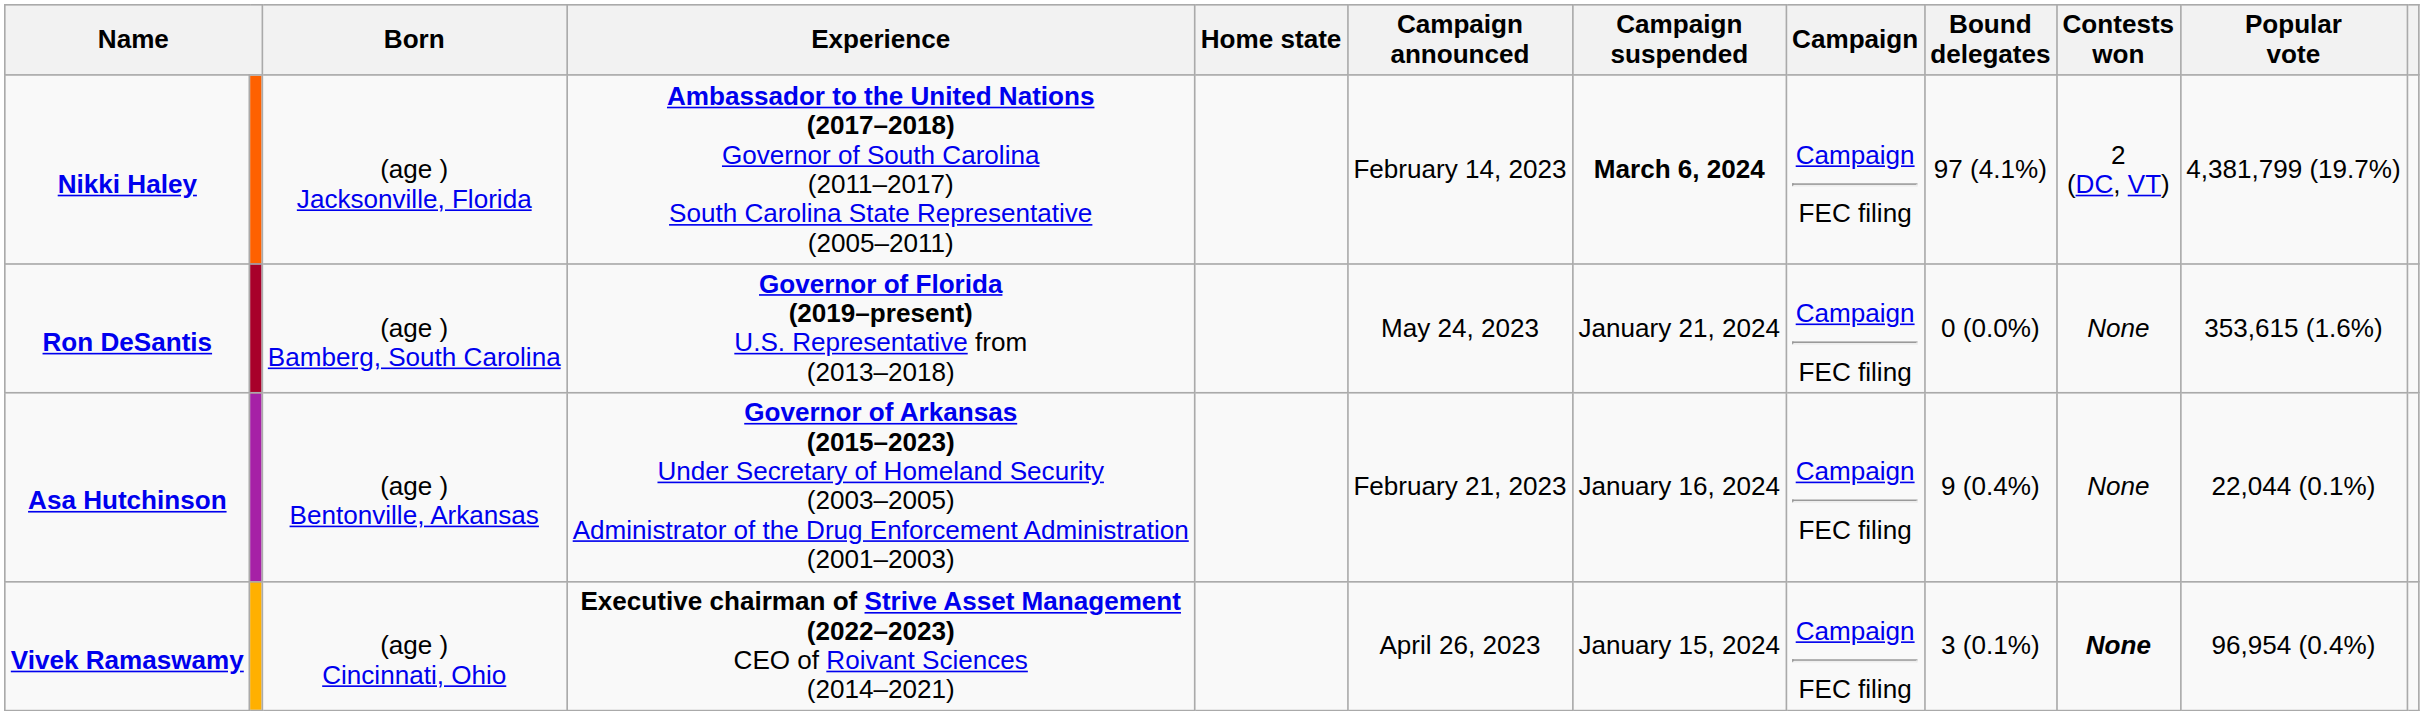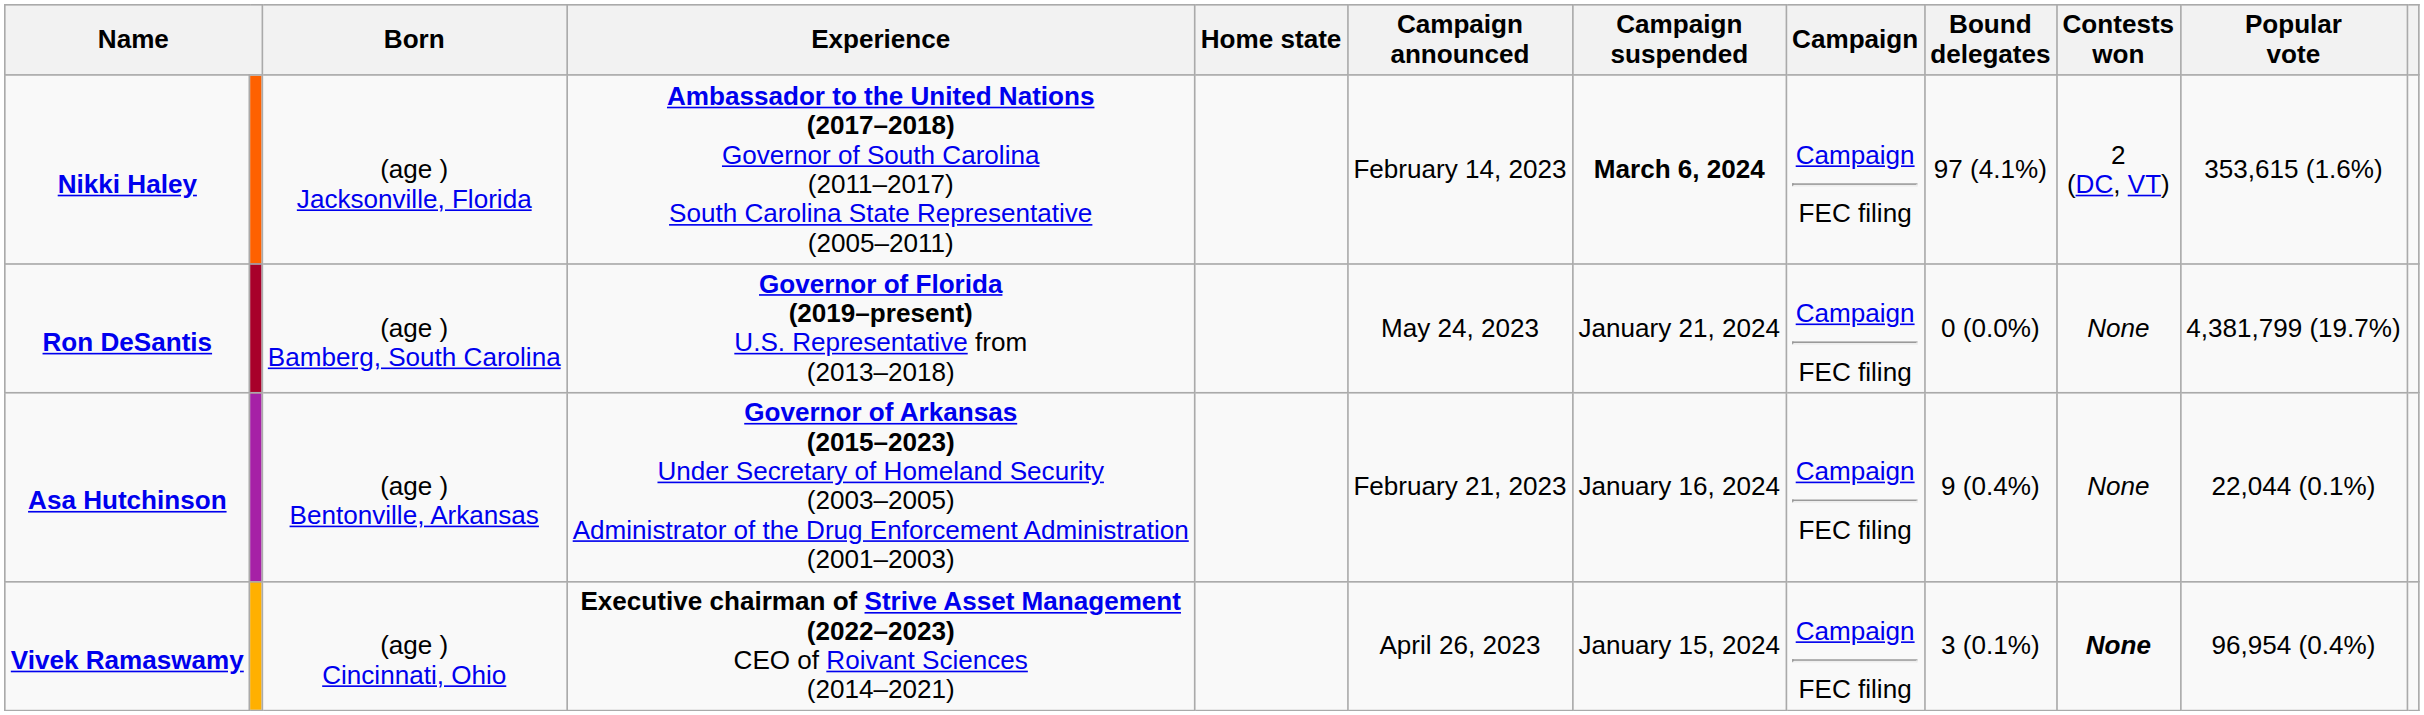(2293, 169) 4,381,799 (19.7%) -> (2293, 169) 353,615 (1.6%)
(2293, 327) 353,615 (1.6%) -> (2293, 327) 4,381,799 (19.7%)
